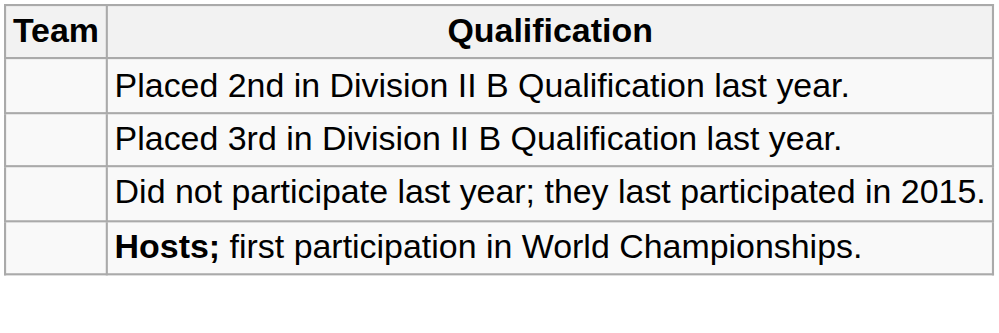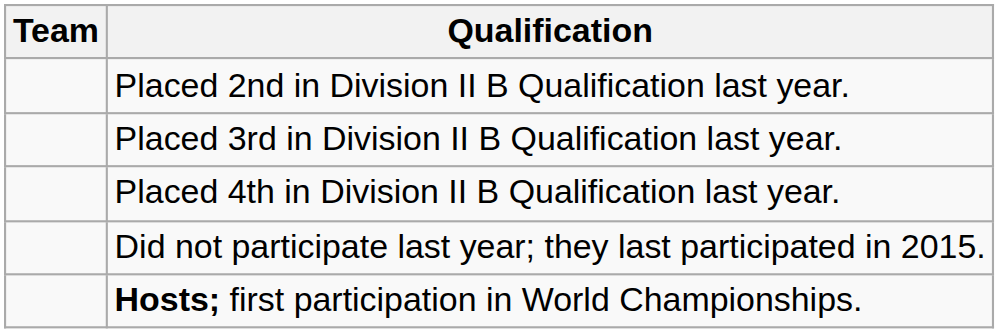+ row: (478, 192)
